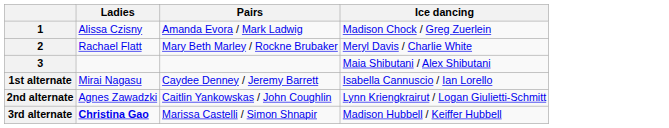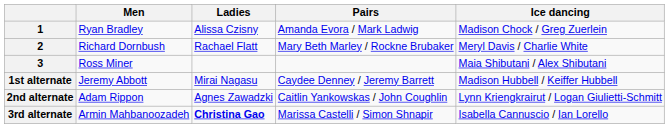+ column: (134, 13)
(418, 81) Isabella Cannuscio / Ian Lorello -> (538, 81) Madison Hubbell / Keiffer Hubbell
(422, 115) Madison Hubbell / Keiffer Hubbell -> (533, 115) Isabella Cannuscio / Ian Lorello
